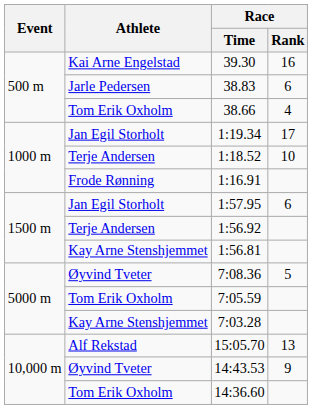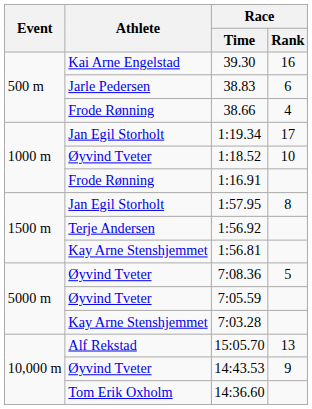(120, 110) Tom Erik Oxholm -> (111, 110) Frode Rønning
(112, 157) Terje Andersen -> (110, 157) Øyvind Tveter
(288, 204) 6 -> (288, 204) 8
(120, 298) Tom Erik Oxholm -> (110, 298) Øyvind Tveter
